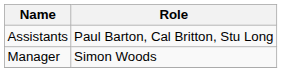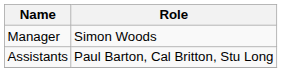rows swapped: (34, 57) <-> (38, 36)
